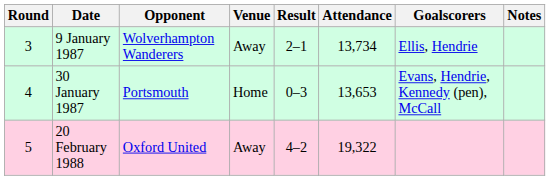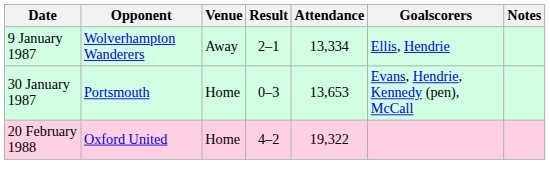- column: (28, 15)
(357, 46) 13,734 -> (329, 46) 13,334
(249, 147) Away -> (223, 139) Home
